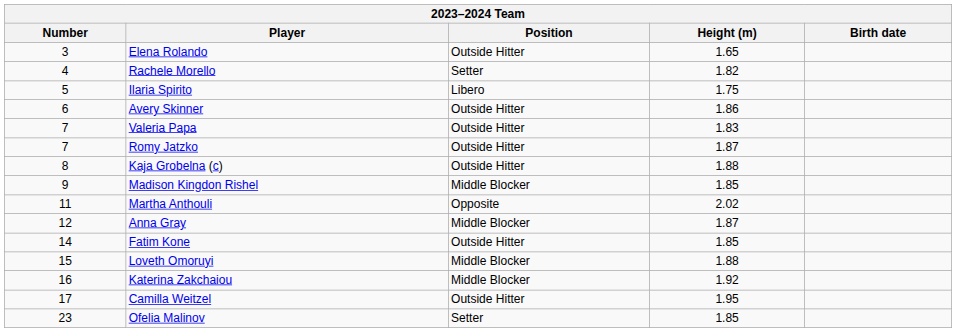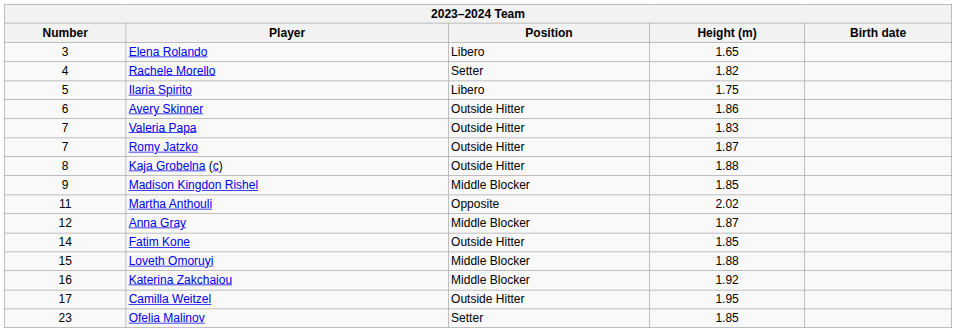(488, 52) Outside Hitter -> (468, 52) Libero
